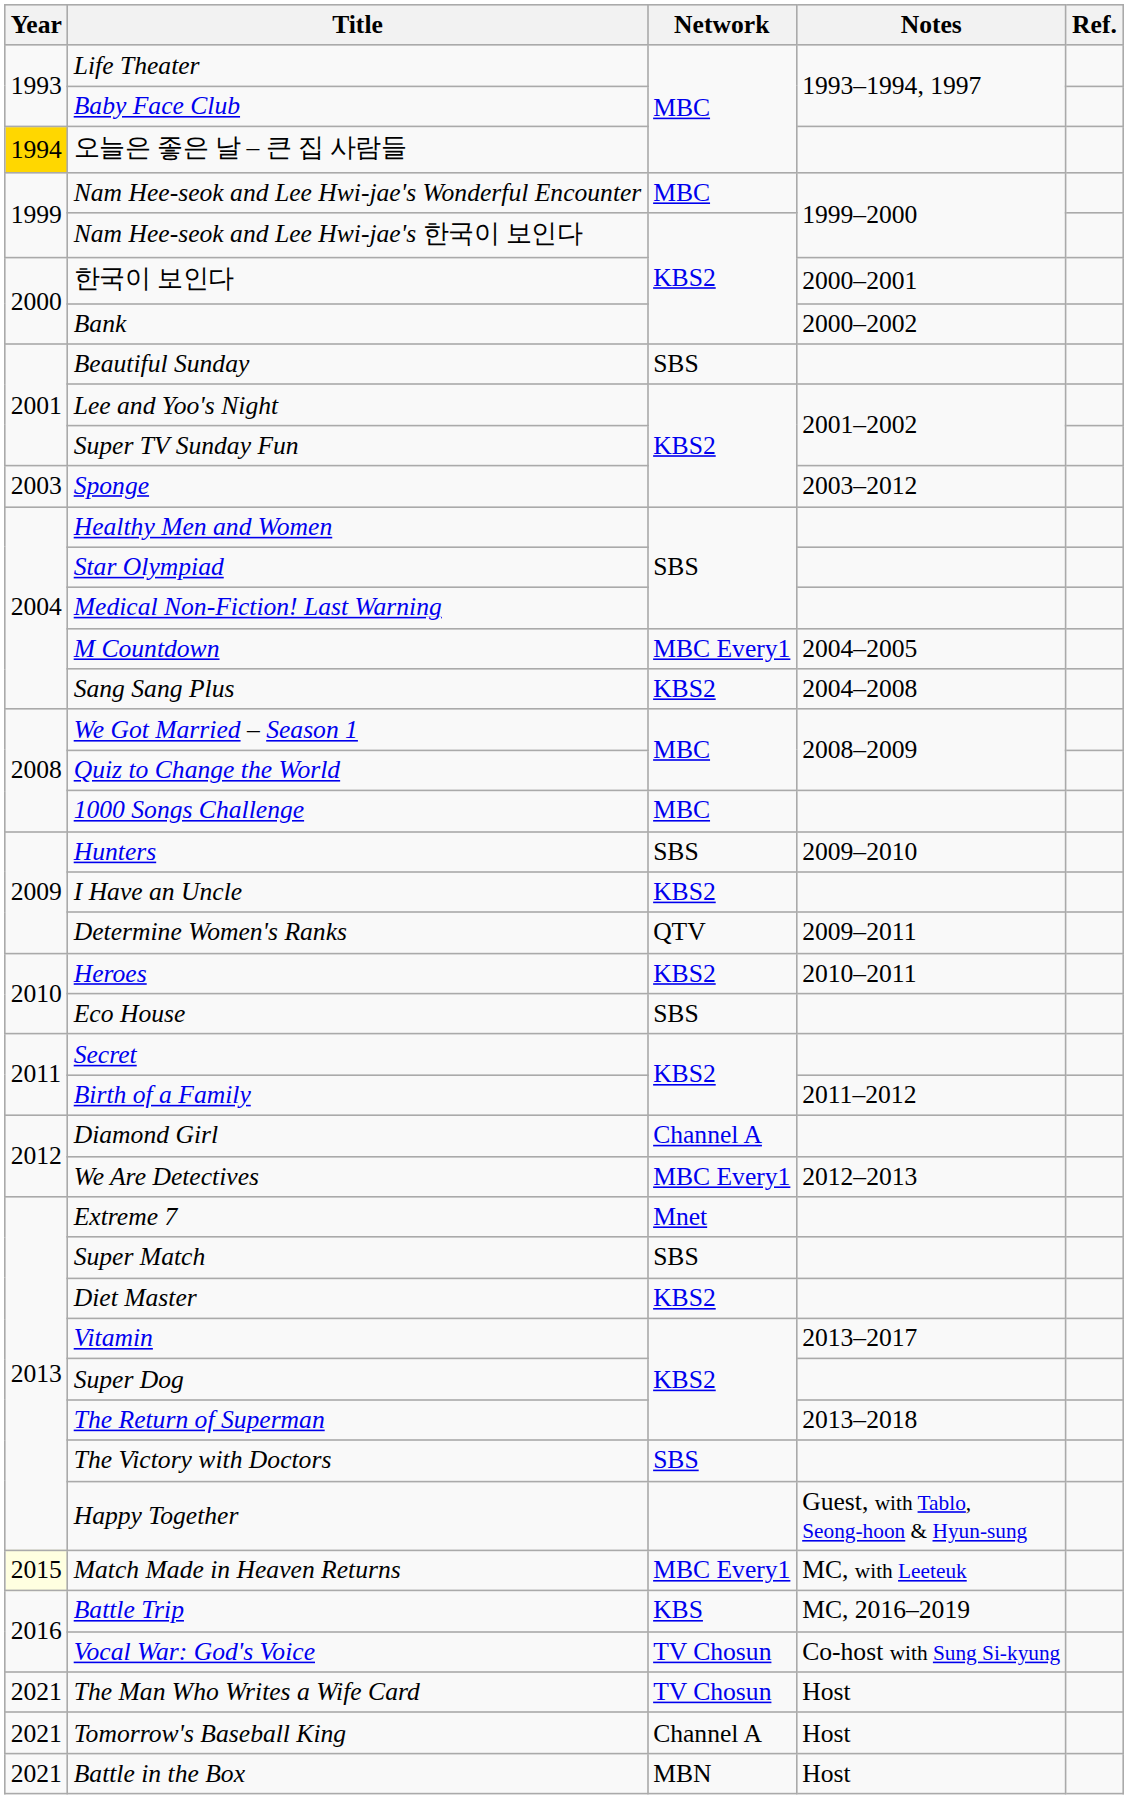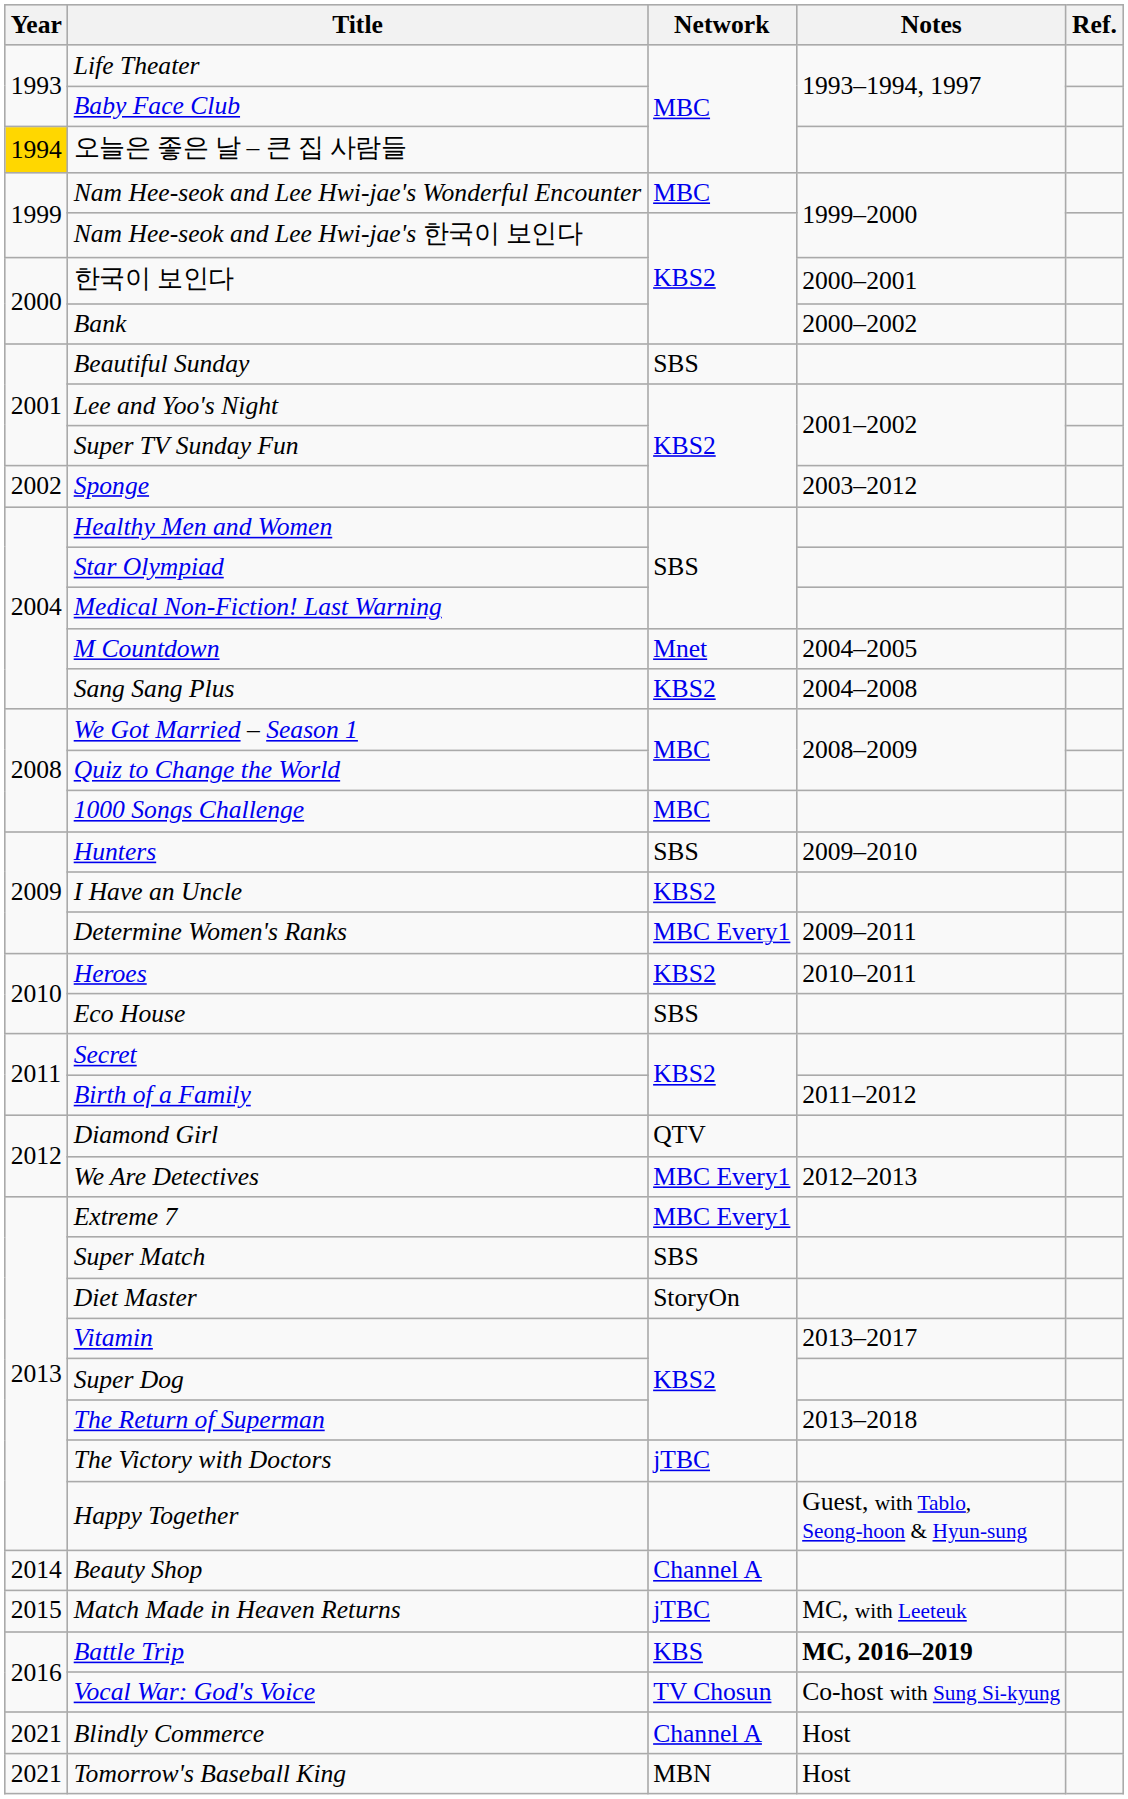(36, 485) 2003 -> (36, 485) 2002
(722, 648) MBC Every1 -> (680, 648) Mnet
(679, 932) QTV -> (722, 932) MBC Every1
(708, 1135) Channel A -> (679, 1135) QTV
(680, 1216) Mnet -> (722, 1216) MBC Every1
(684, 1297) KBS2 -> (697, 1297) StoryOn
(676, 1460) SBS -> (682, 1460) jTBC
+ row: (138, 1570)
(36, 1570) lightyellow background -> (36, 1610) no background
(722, 1570) MBC Every1 -> (682, 1610) jTBC
(886, 1610) normal -> (888, 1651) bold
+ row: (169, 1732)
- row: (247, 1692)
(708, 1732) Channel A -> (682, 1773) MBN
- row: (159, 1773)
